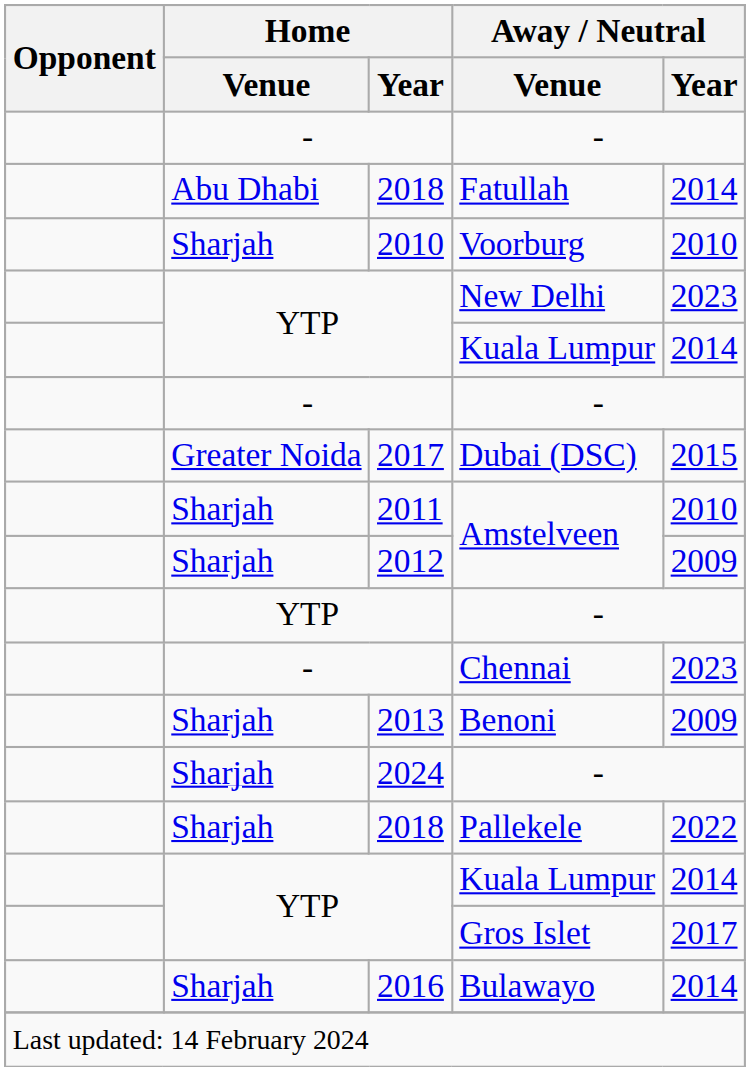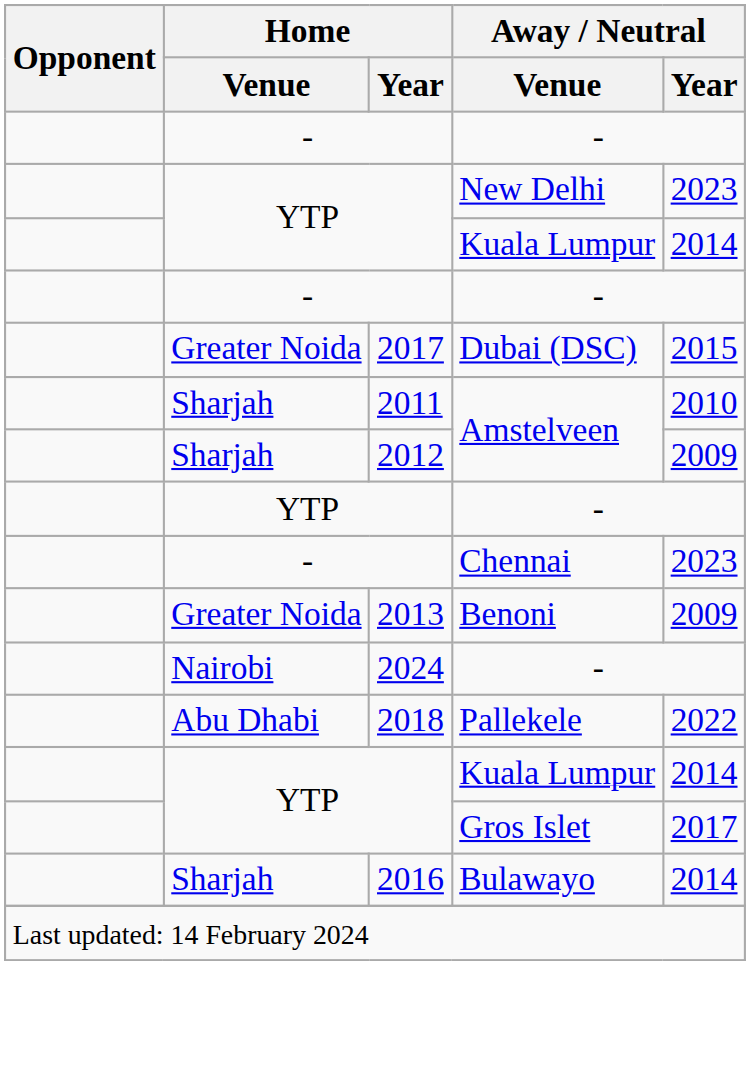- row: (410, 190)
- row: (410, 243)
(222, 720) Sharjah -> (266, 614) Greater Noida
(222, 773) Sharjah -> (222, 667) Nairobi
(222, 826) Sharjah -> (245, 720) Abu Dhabi
